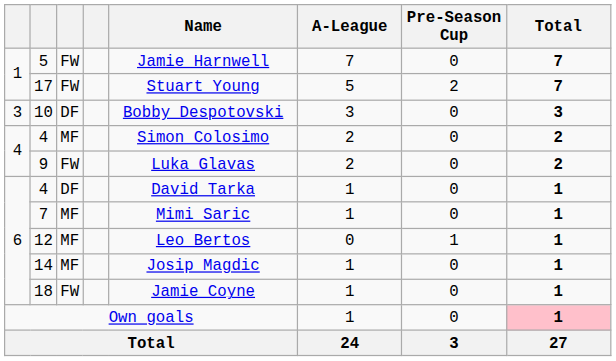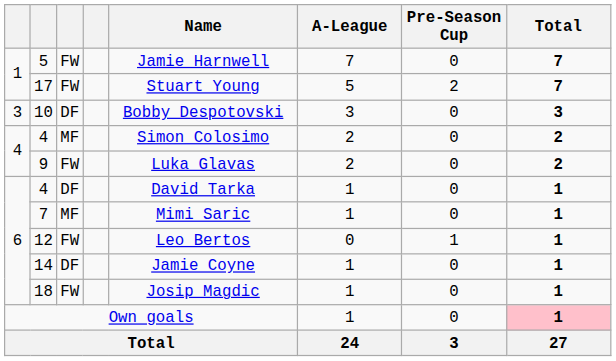(70, 241) MF -> (70, 241) FW
(70, 266) MF -> (70, 266) DF
(203, 266) Josip Magdic -> (203, 266) Jamie Coyne
(203, 292) Jamie Coyne -> (203, 292) Josip Magdic
